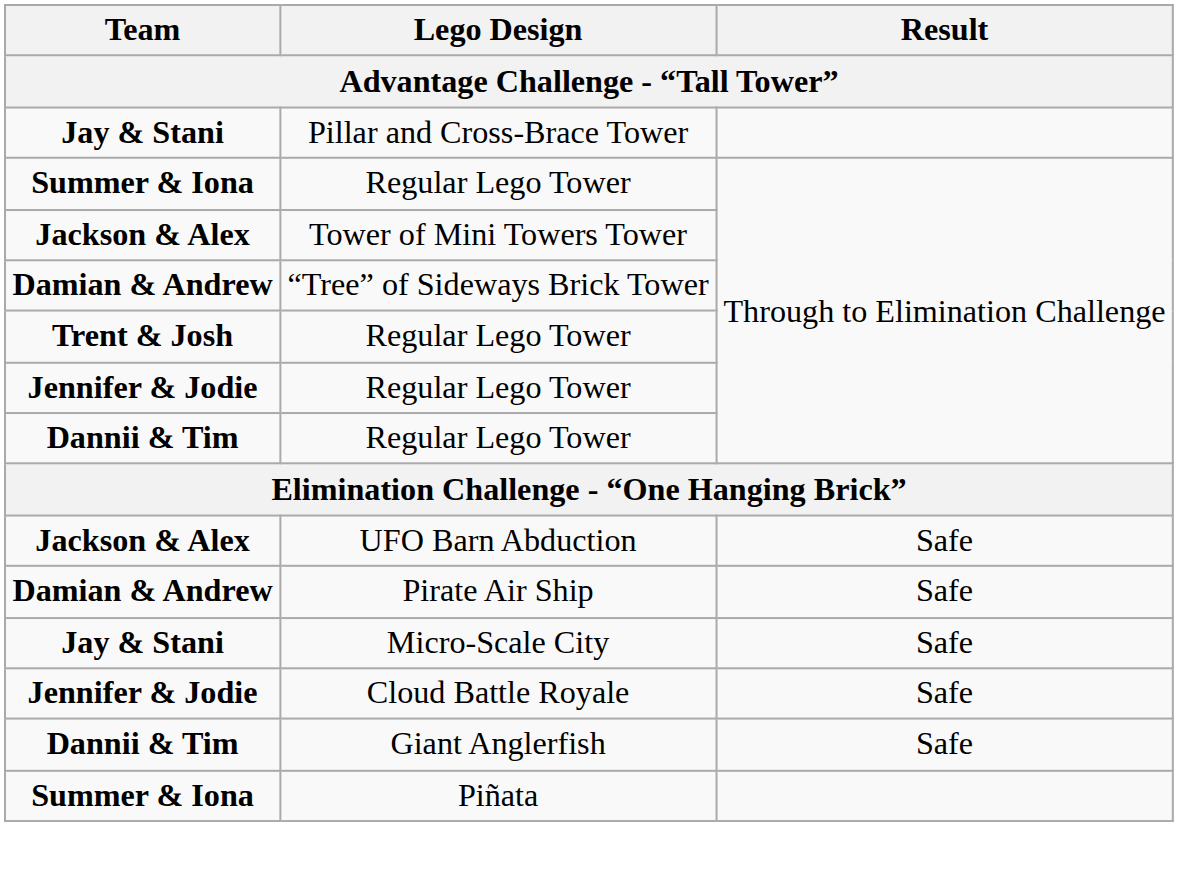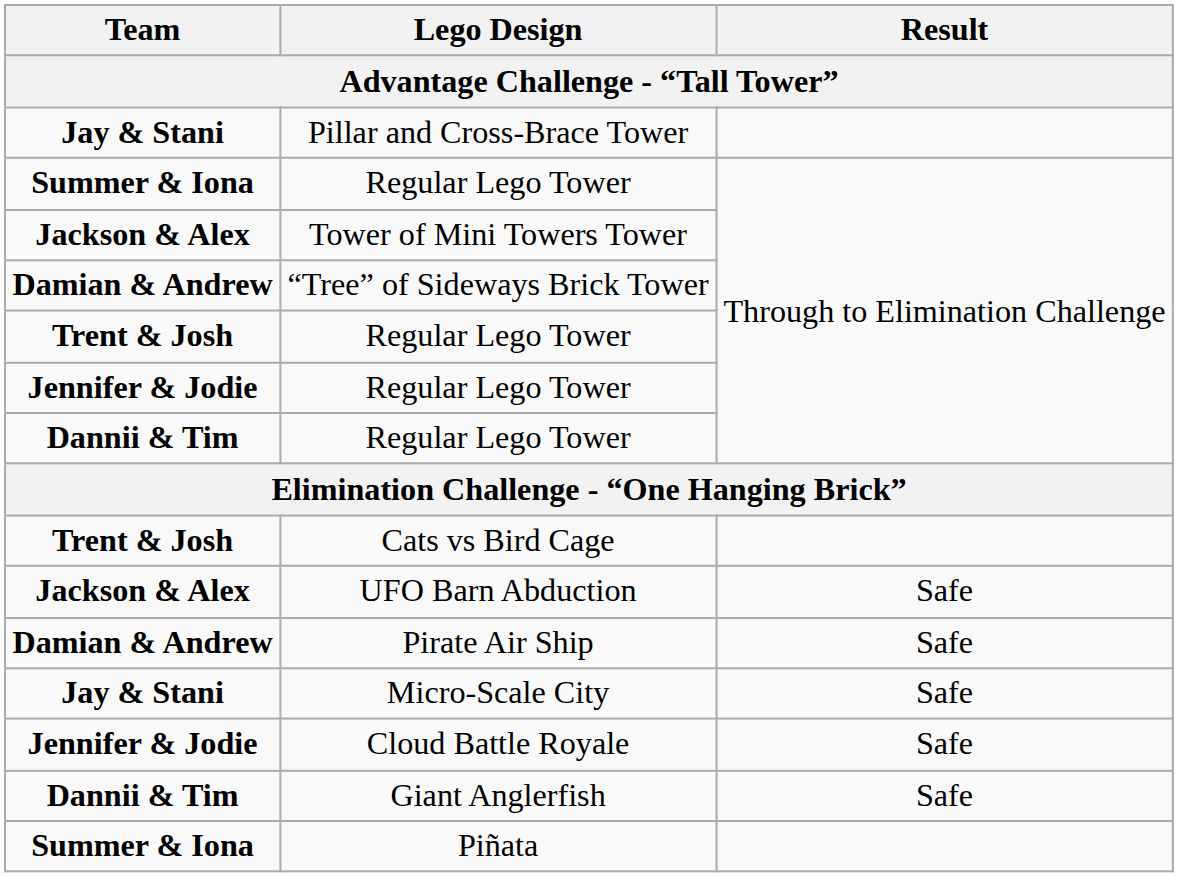+ row: (143, 540)
